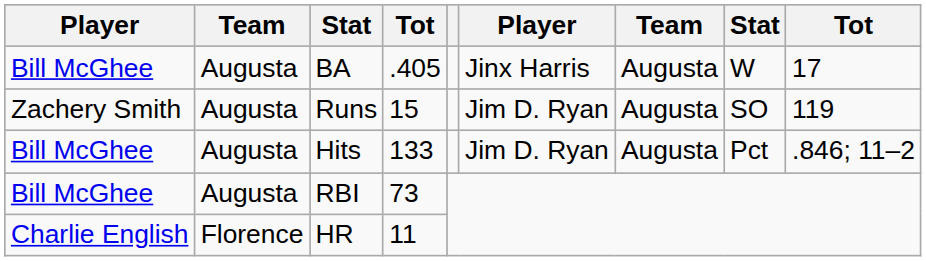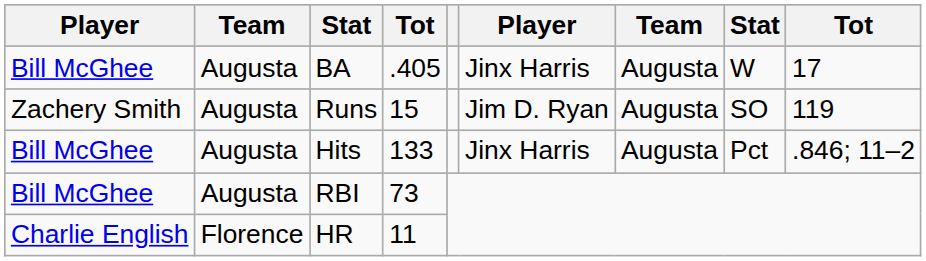(537, 151) Jim D. Ryan -> (527, 151) Jinx Harris
